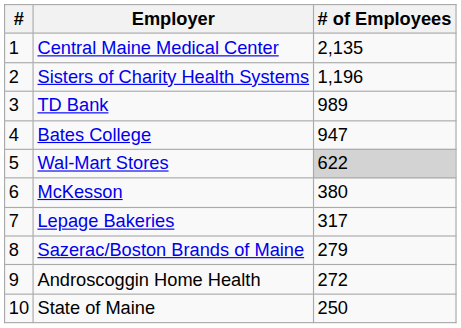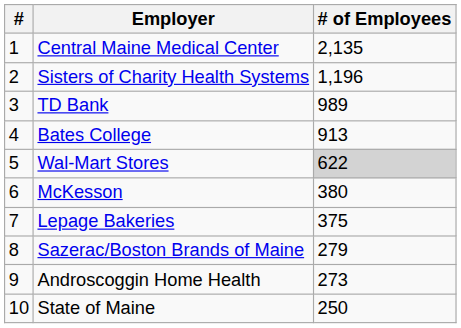(333, 134) 947 -> (333, 134) 913
(333, 221) 317 -> (333, 221) 375
(333, 279) 272 -> (333, 279) 273
